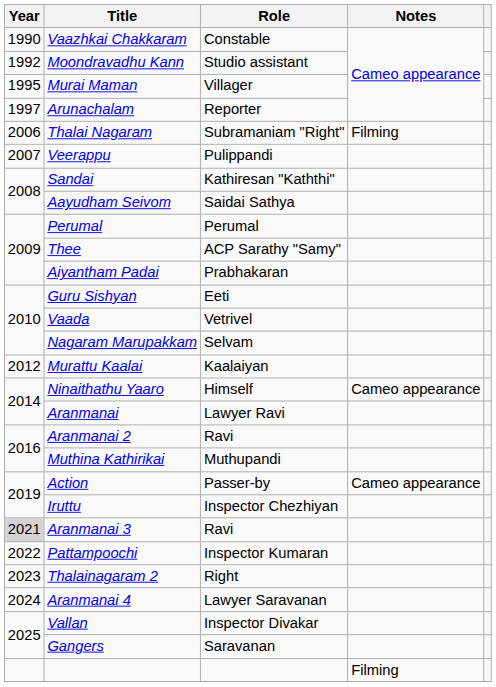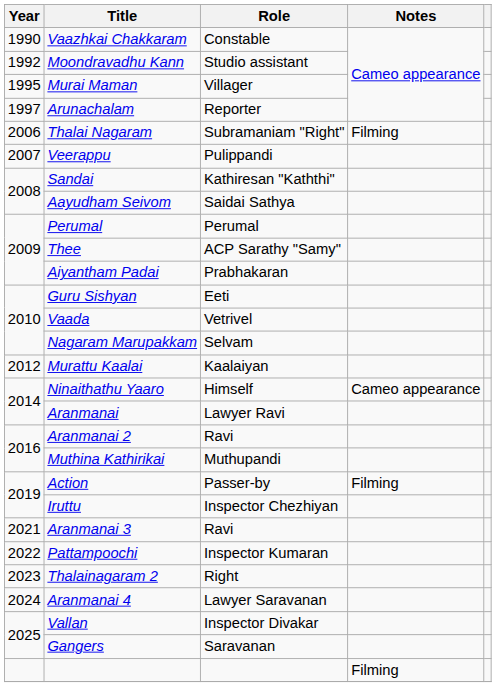(416, 483) Cameo appearance -> (375, 483) Filming
(24, 529) lightgrey background -> (24, 529) no background
